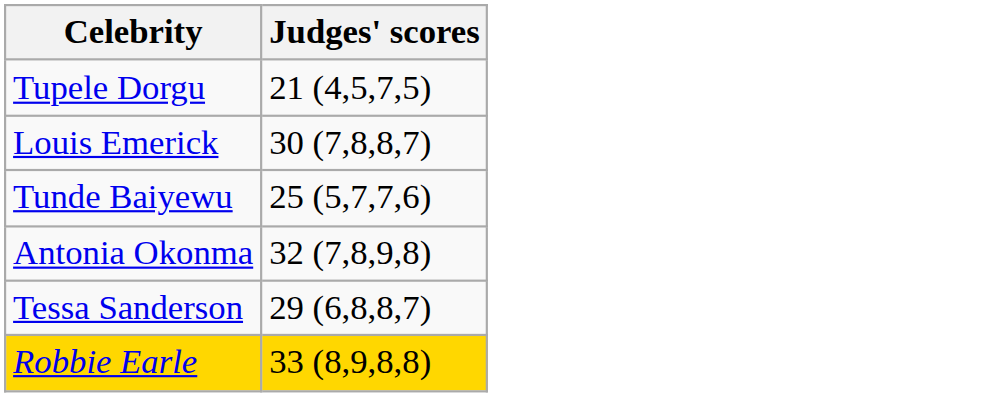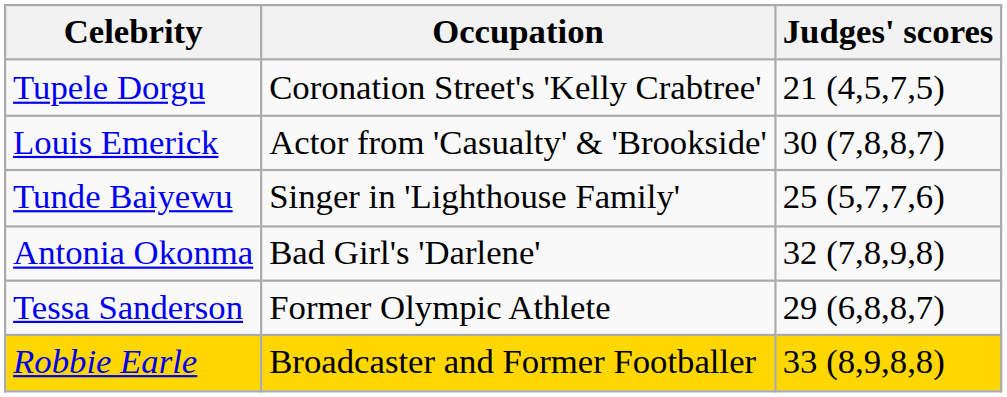+ column: (518, 32)
